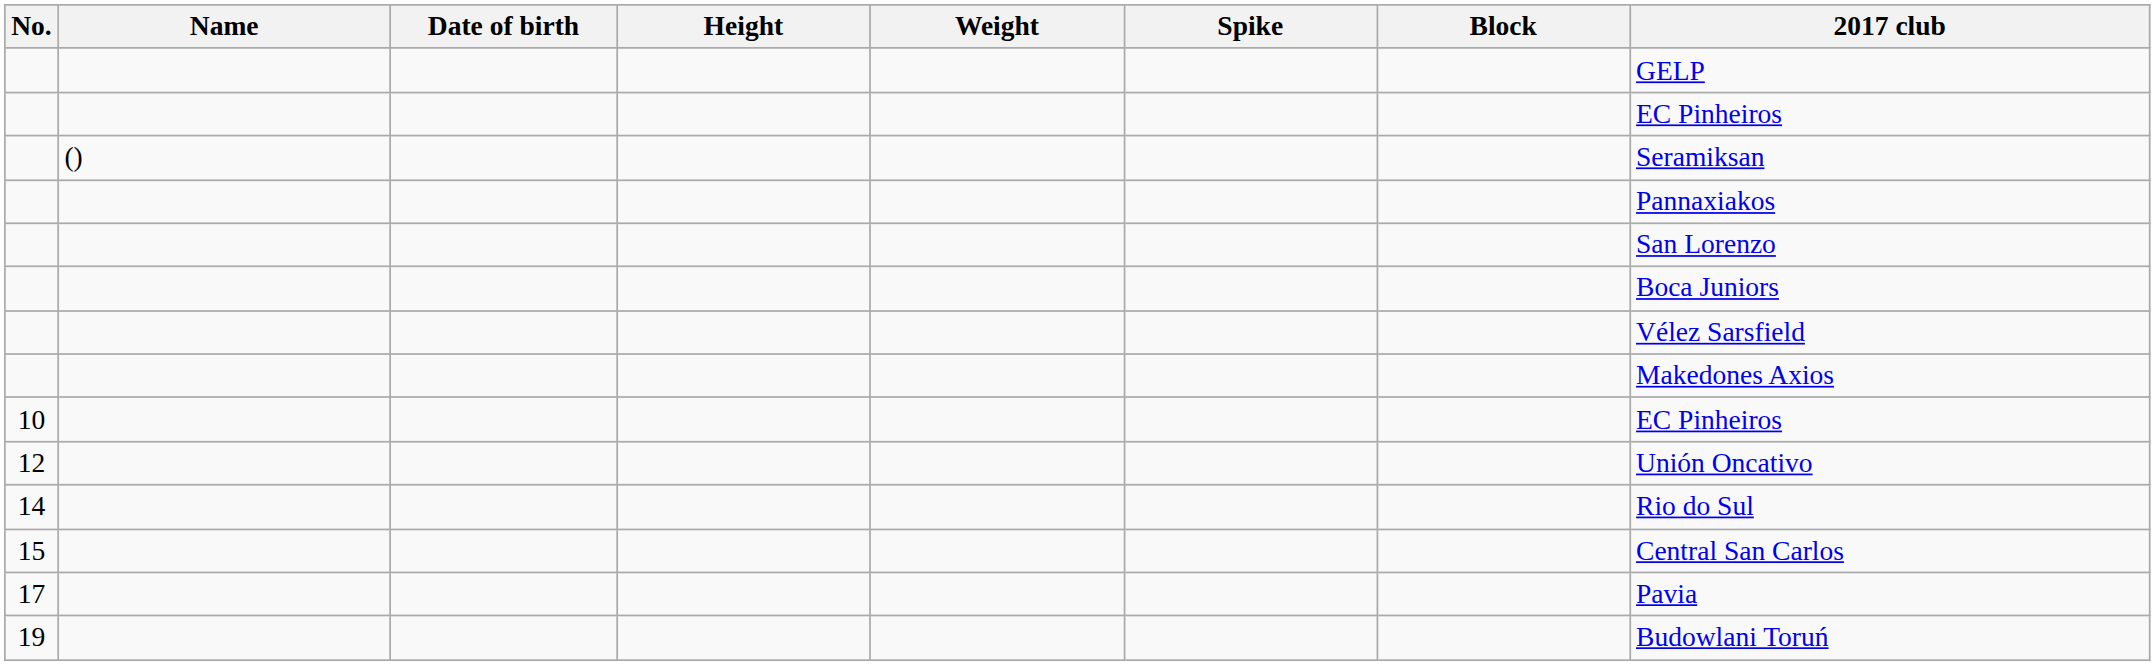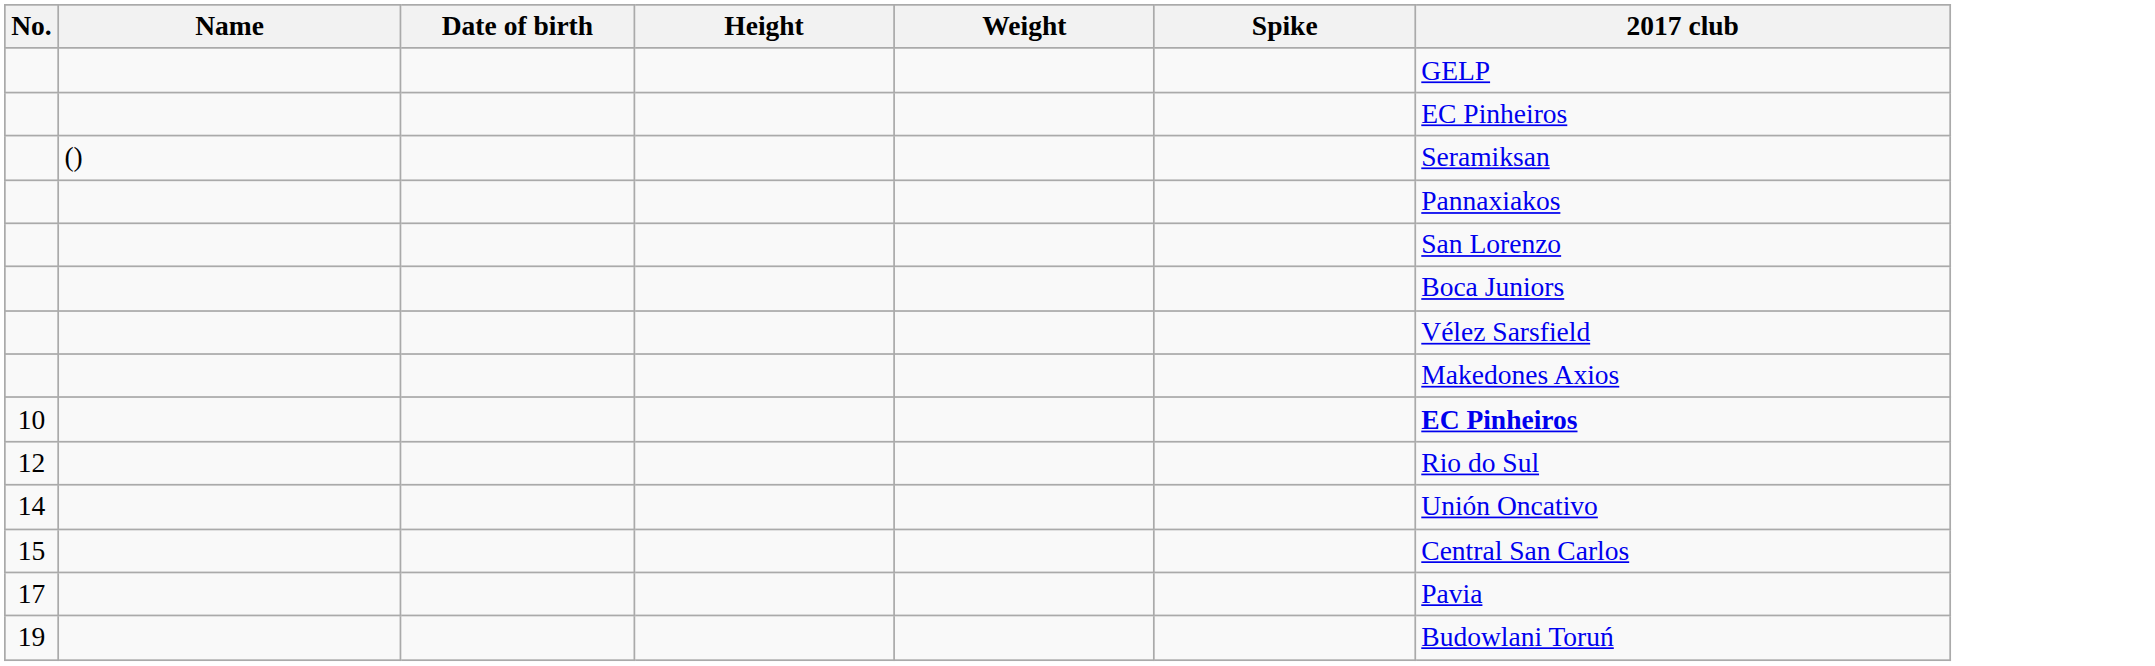- column: (1503, 26)
(1709, 419) normal -> (1499, 419) bold
(1724, 462) Unión Oncativo -> (1480, 462) Rio do Sul
(1695, 506) Rio do Sul -> (1510, 506) Unión Oncativo
